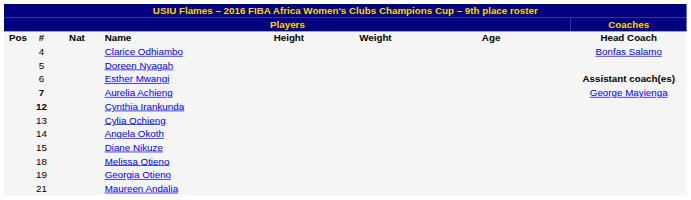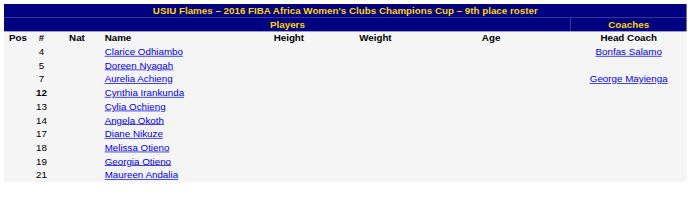- row: (137, 79)
(41, 93) bold -> (41, 79) normal
(41, 148) 15 -> (41, 134) 17
